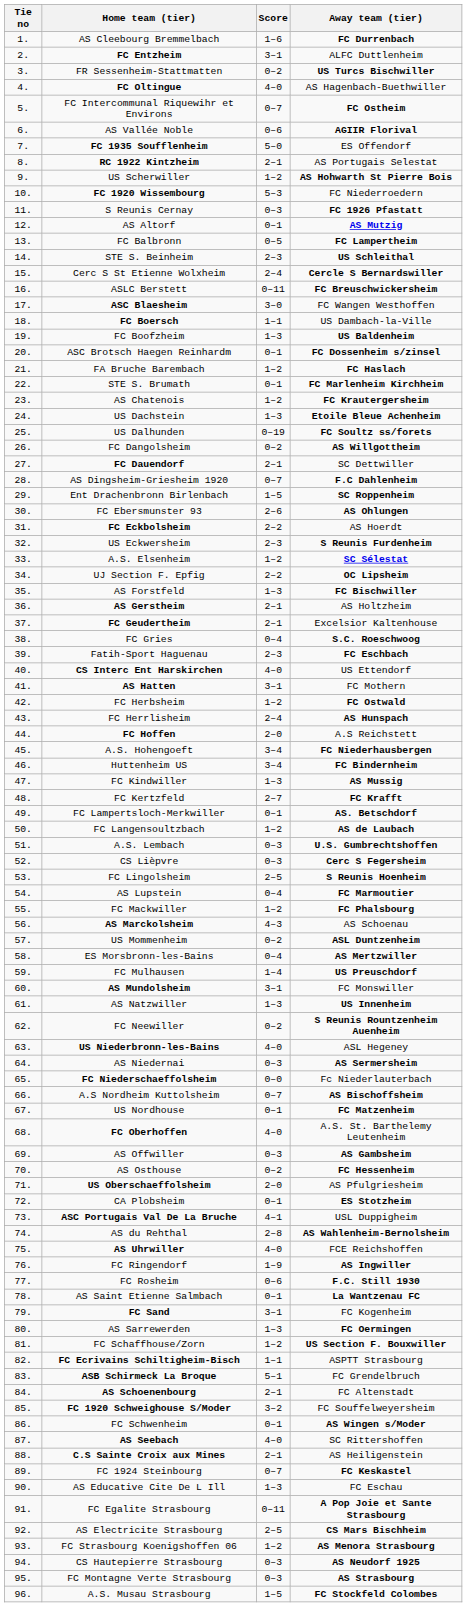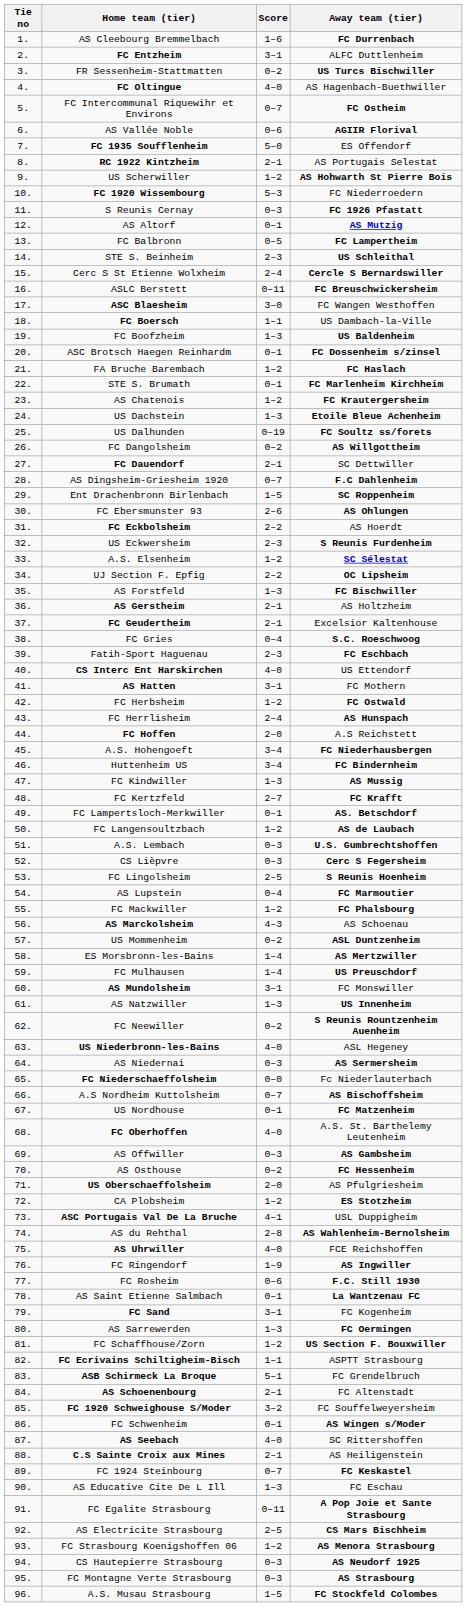(273, 956) 0–4 -> (273, 956) 1–4
(273, 1201) 0–1 -> (273, 1201) 1–2
